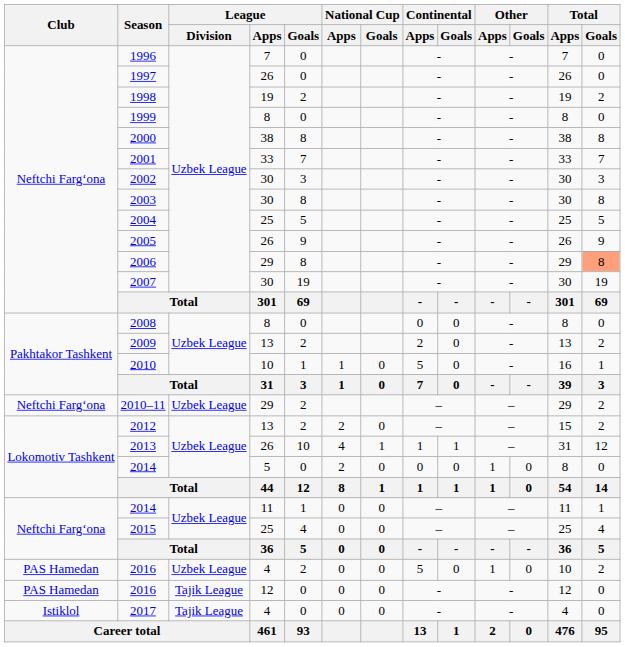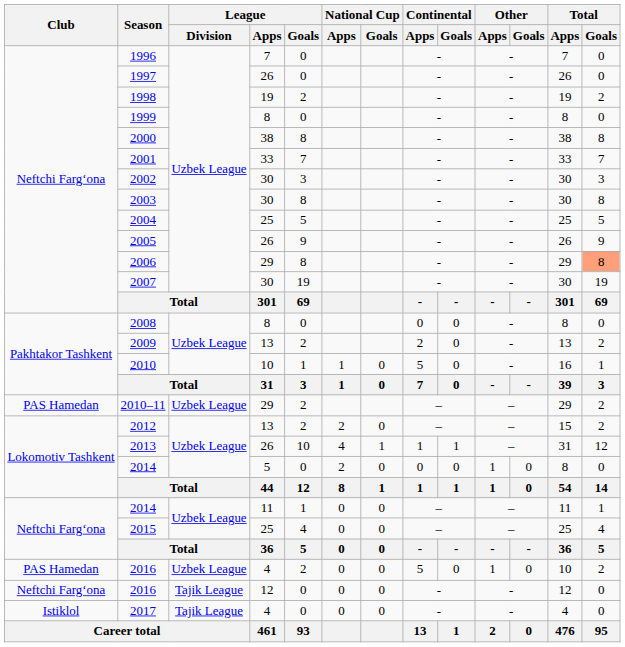(61, 405) Neftchi Fargʻona -> (61, 405) PAS Hamedan
(61, 590) PAS Hamedan -> (61, 590) Neftchi Fargʻona
